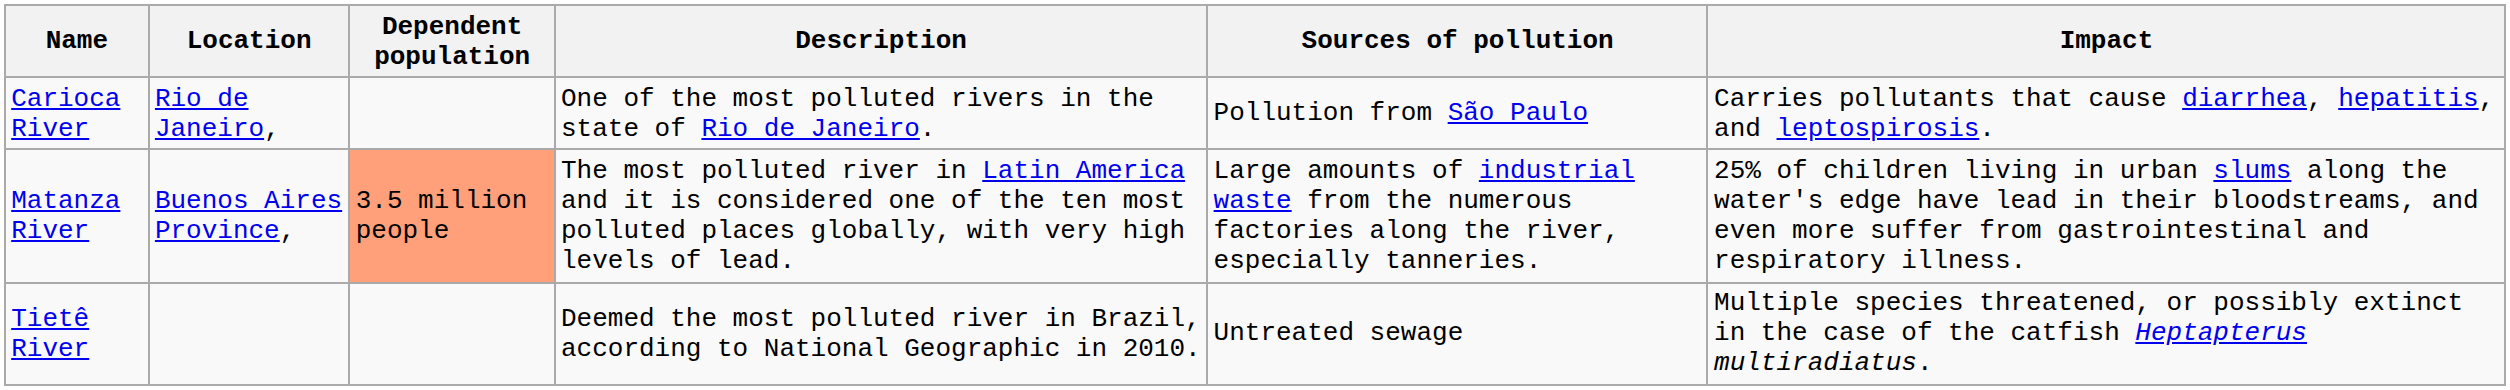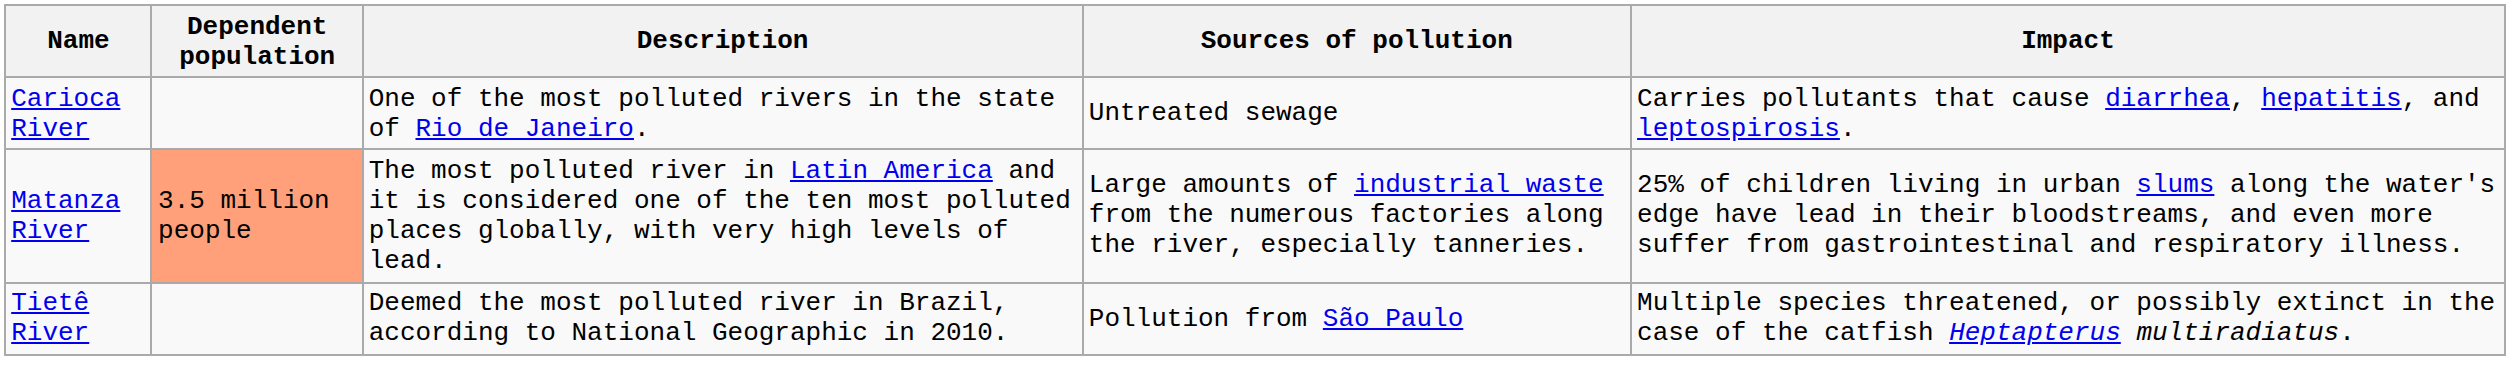- column: (249, 41)
(1401, 114) Pollution from São Paulo -> (1214, 114) Untreated sewage
(1338, 333) Untreated sewage -> (1276, 318) Pollution from São Paulo
